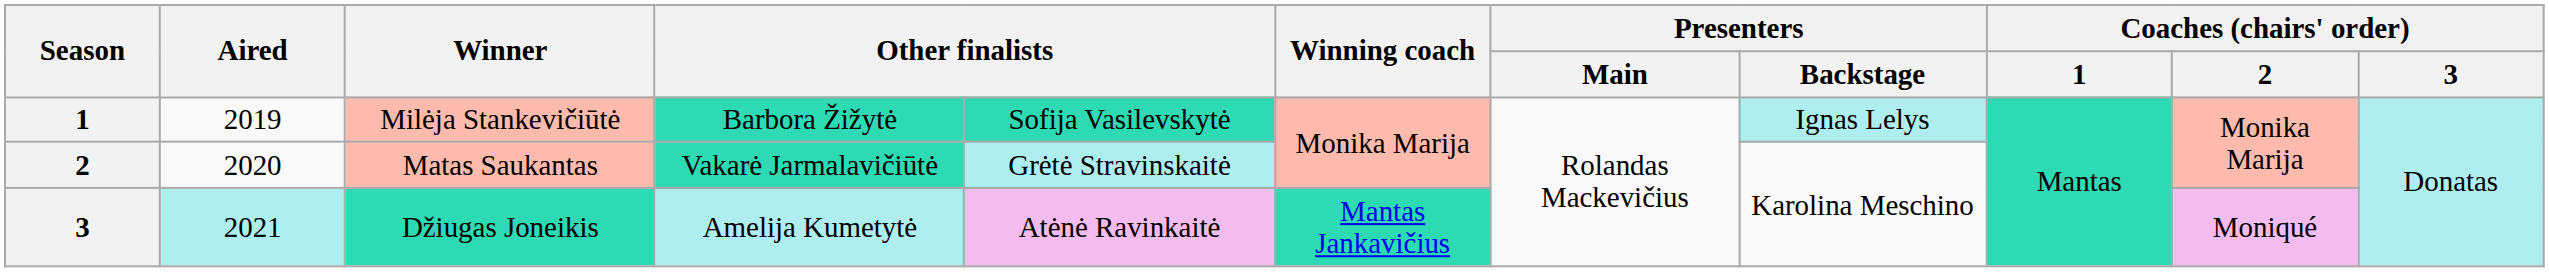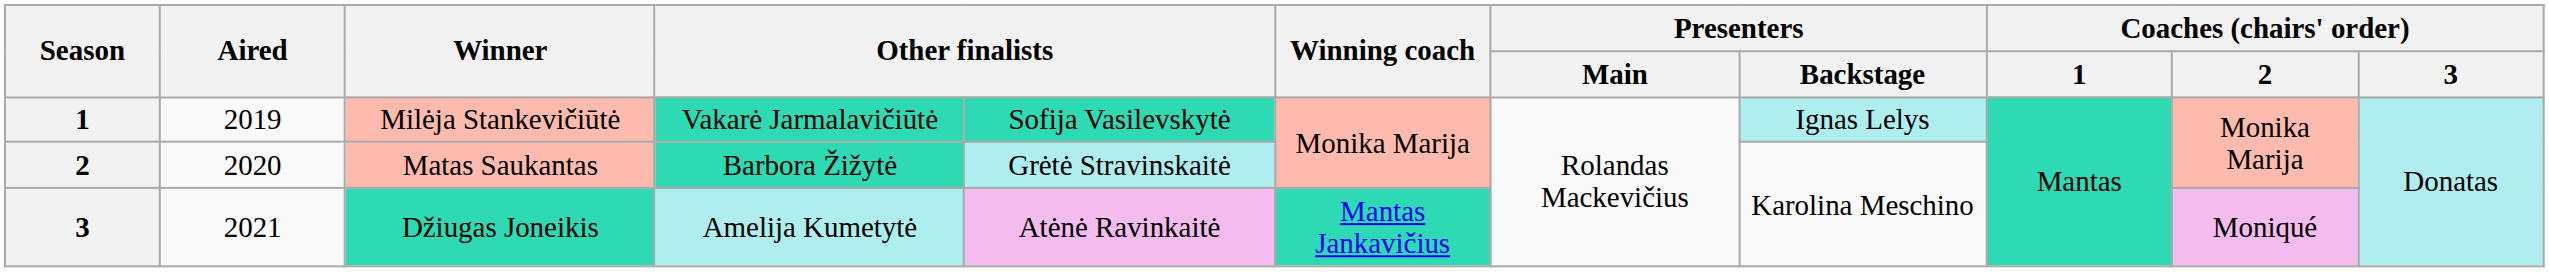(810, 120) Barbora Žižytė -> (810, 120) Vakarė Jarmalavičiūtė
(810, 165) Vakarė Jarmalavičiūtė -> (810, 165) Barbora Žižytė
(253, 227) paleturquoise background -> (253, 227) no background
